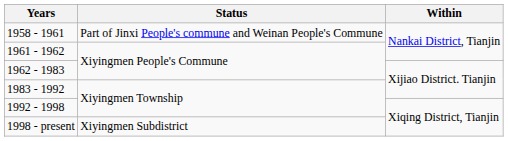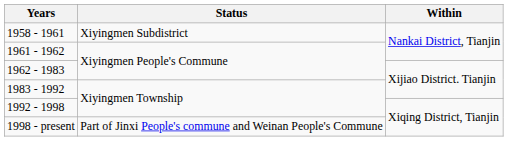(231, 32) Part of Jinxi People's commune and Weinan People's Commune -> (134, 32) Xiyingmen Subdistrict
(134, 126) Xiyingmen Subdistrict -> (231, 126) Part of Jinxi People's commune and Weinan People's Commune
